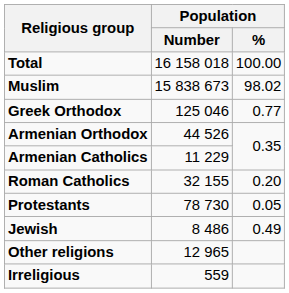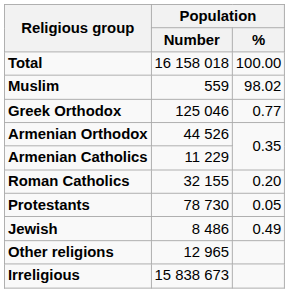(192, 87) 15 838 673 -> (217, 87) 559
(217, 275) 559 -> (192, 275) 15 838 673
